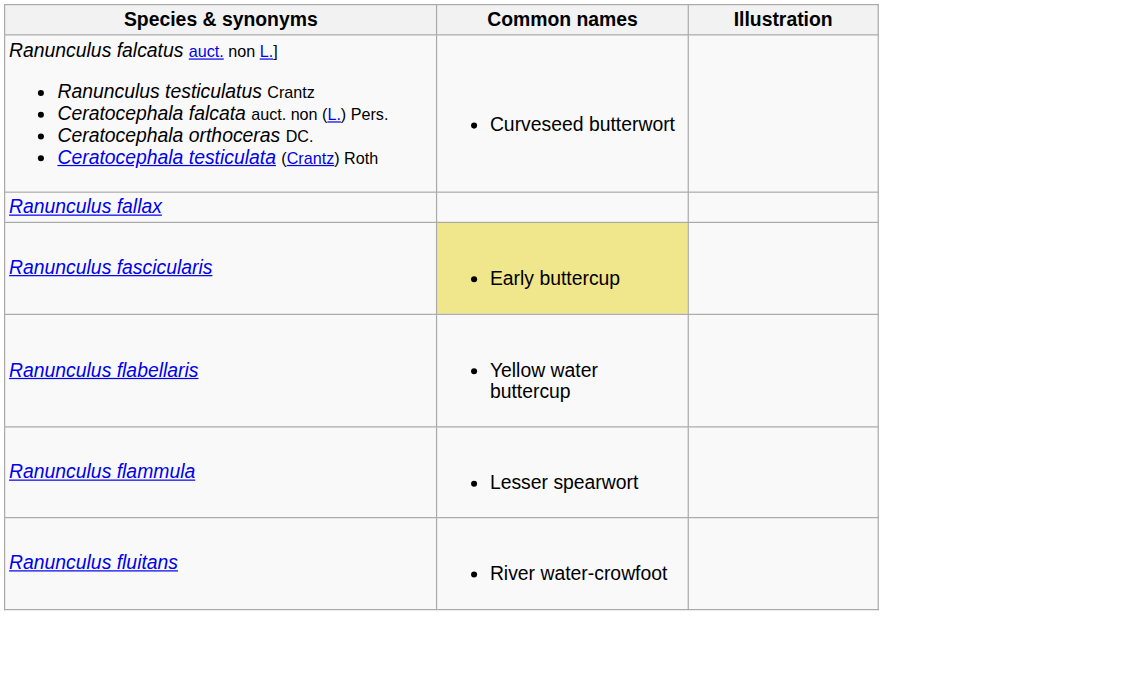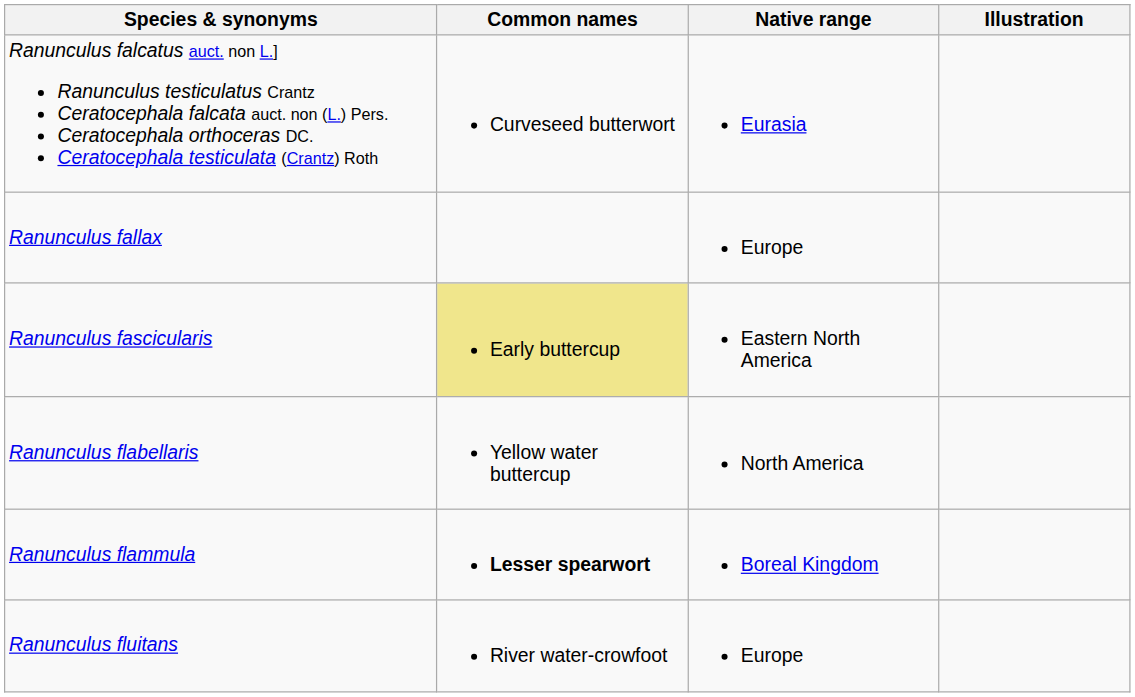+ column: (813, 19)
(562, 483) normal -> (562, 566) bold
